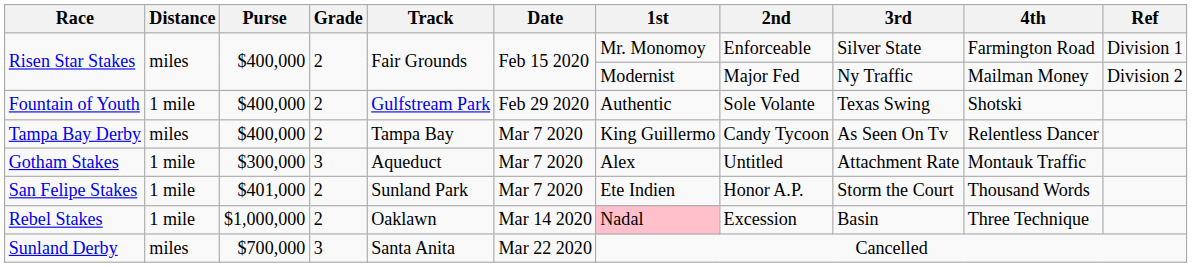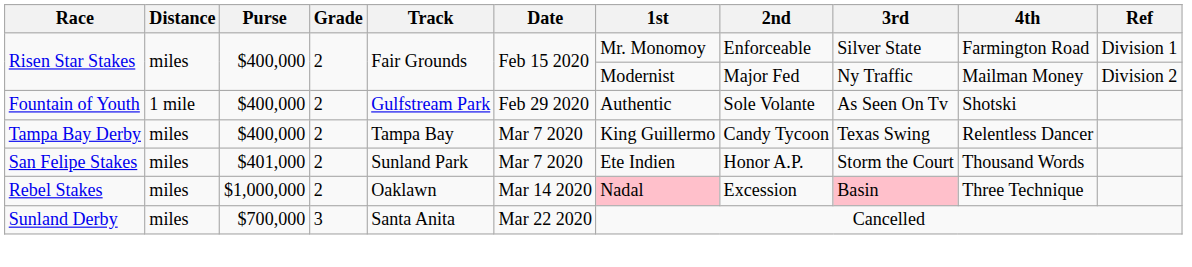(884, 104) Texas Swing -> (893, 104) As Seen On Tv
(893, 133) As Seen On Tv -> (884, 133) Texas Swing
- row: (64, 162)
(172, 190) 1 mile -> (169, 162) miles
(172, 219) 1 mile -> (169, 190) miles
(858, 219) no background -> (858, 190) pink background
